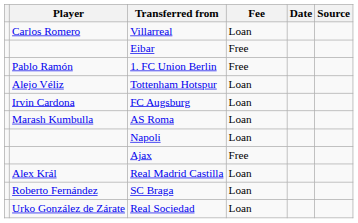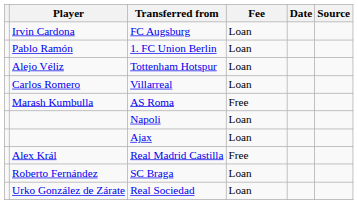rows swapped: (151, 31) <-> (160, 102)
- row: (142, 48)
(239, 66) Free -> (240, 48) Loan
(240, 119) Loan -> (239, 102) Free
(239, 155) Free -> (240, 137) Loan
(240, 173) Loan -> (239, 155) Free
